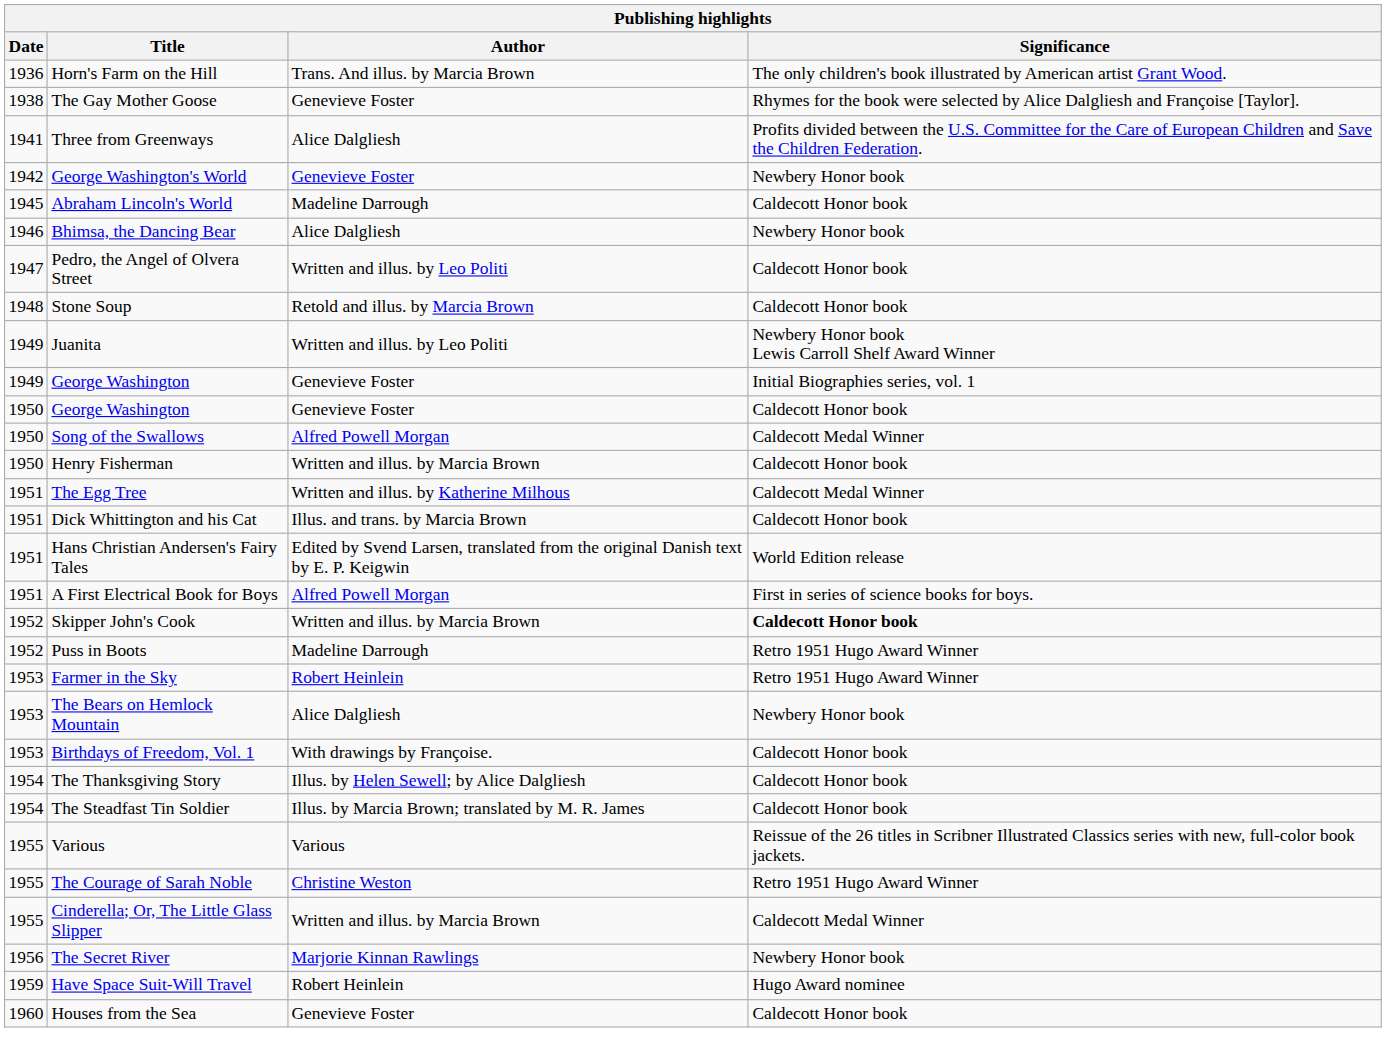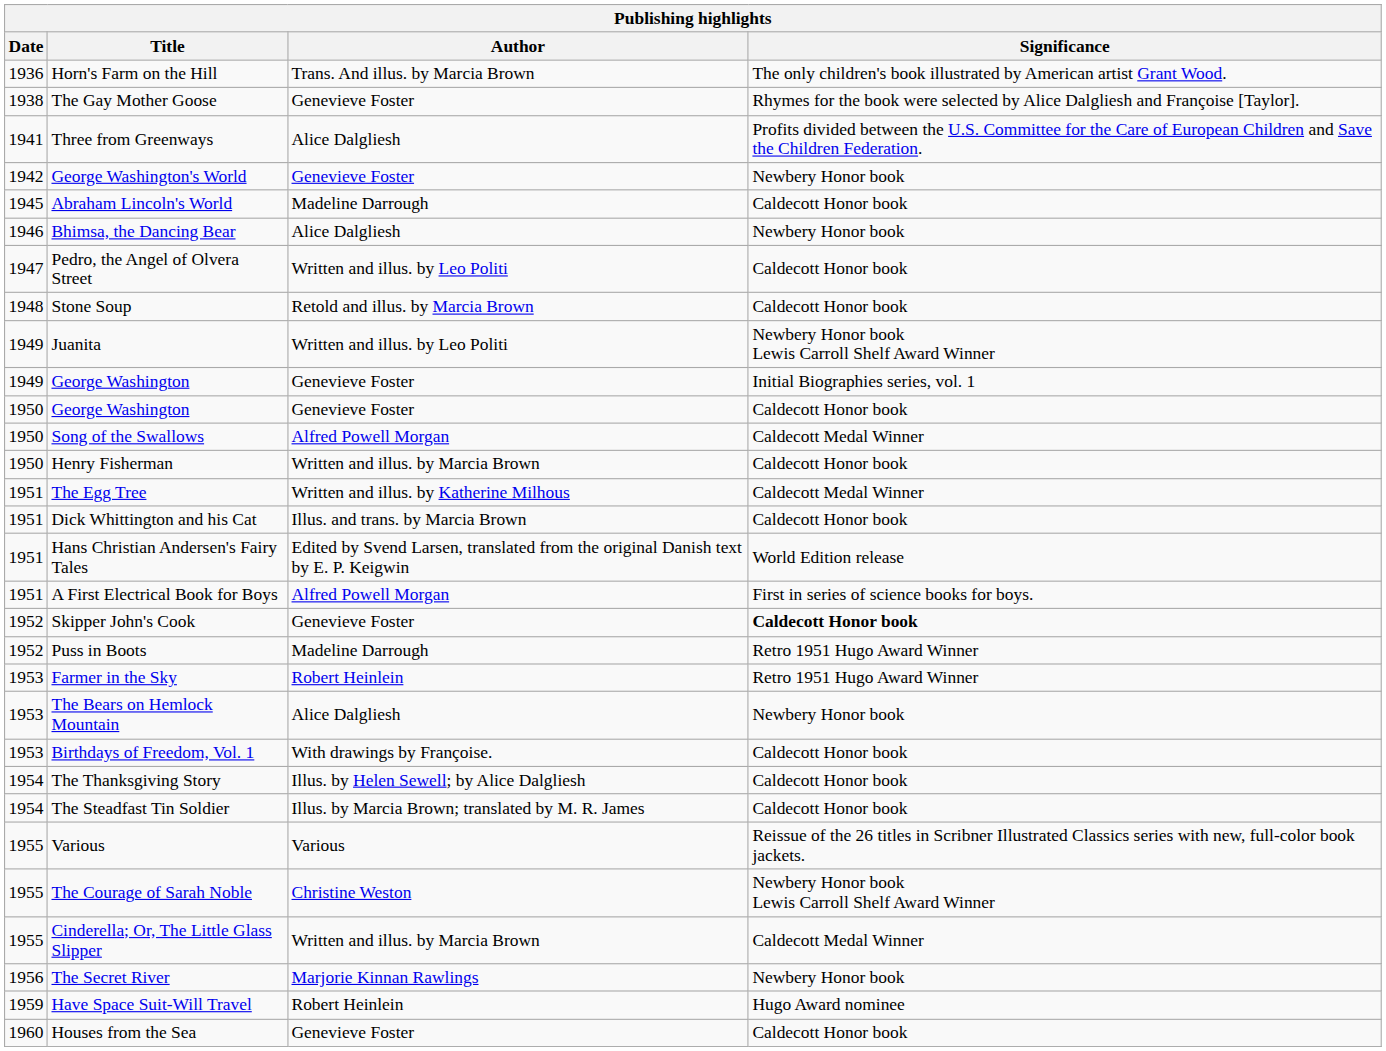(416, 622) Written and illus. by Marcia Brown -> (353, 622) Genevieve Foster
(865, 882) Retro 1951 Hugo Award Winner -> (874, 892) Newbery Honor book Lewis Carroll Shelf Award Winner
